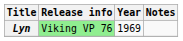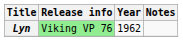(129, 29) 1969 -> (129, 29) 1962
